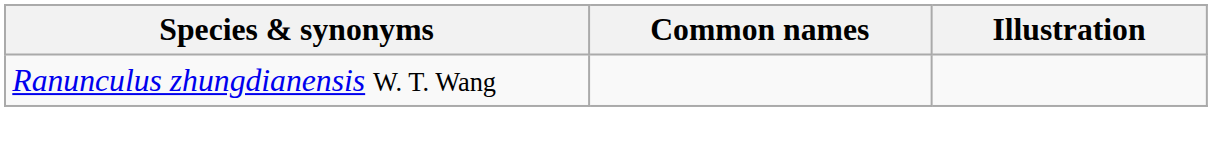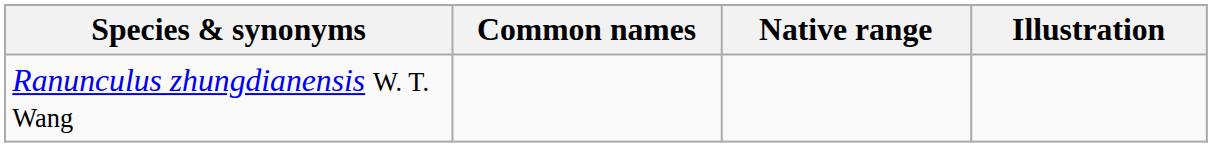+ column: (846, 29)
